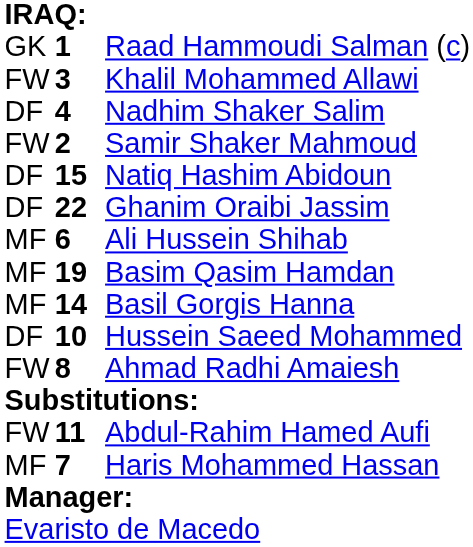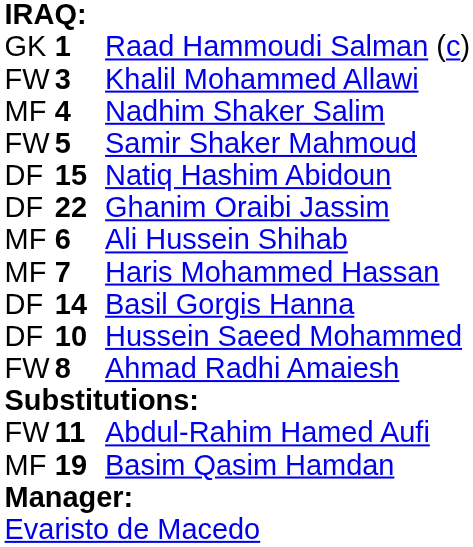(24, 111) DF -> (25, 111) MF
(63, 143) 2 -> (63, 143) 5
rows swapped: (272, 464) <-> (250, 272)
(25, 304) MF -> (24, 304) DF
